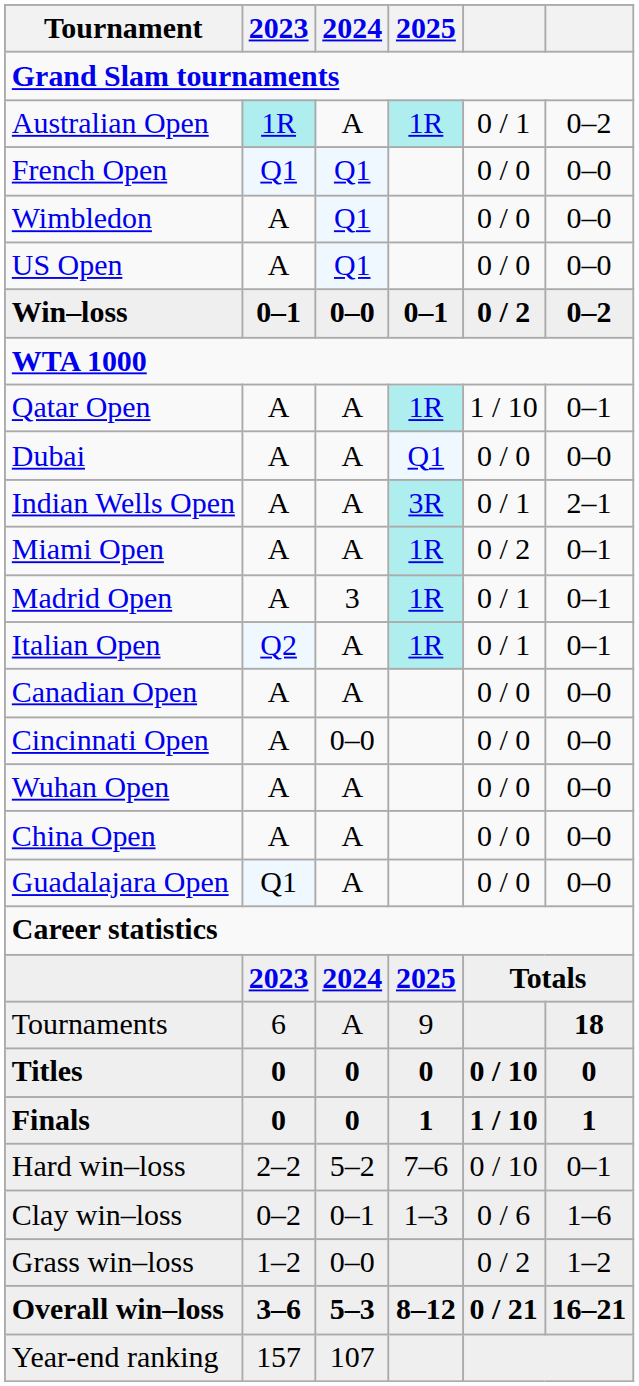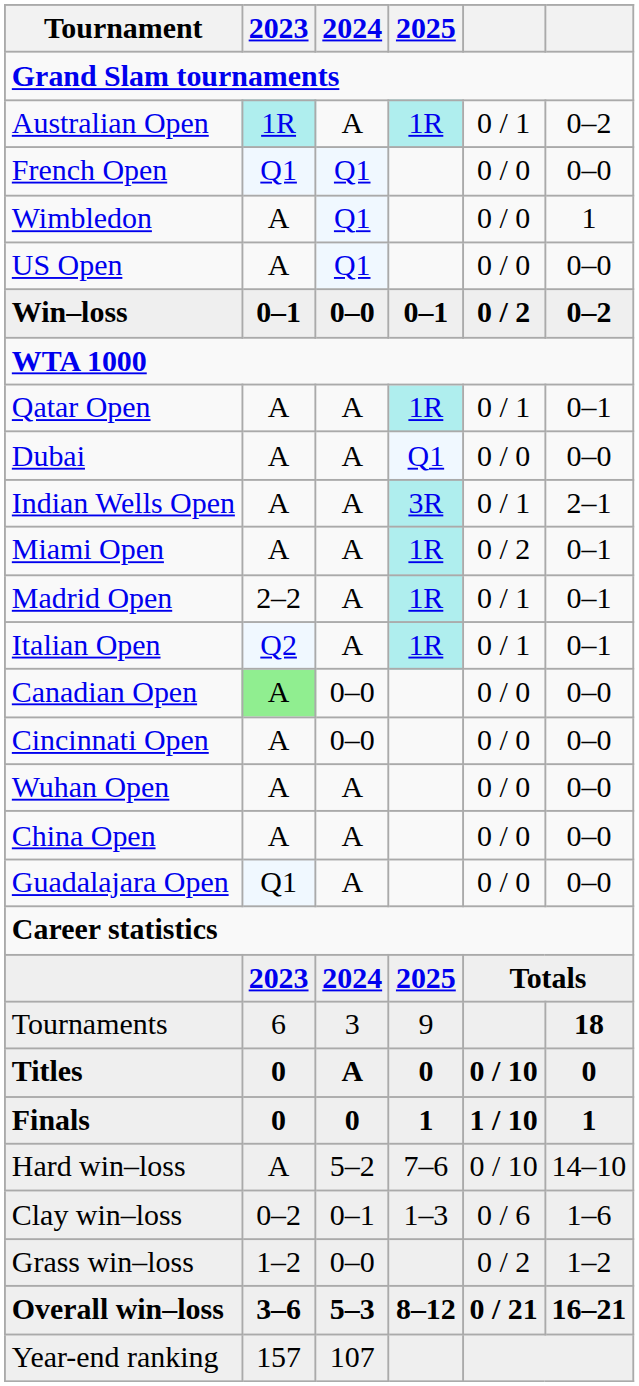(589, 218) 0–0 -> (589, 218) 1
(504, 407) 1 / 10 -> (504, 407) 0 / 1
(279, 597) A -> (279, 597) 2–2
(352, 597) 3 -> (352, 597) A
(279, 692) no background -> (279, 692) lightgreen background
(352, 692) A -> (352, 692) 0–0
(352, 1024) A -> (352, 1024) 3
(352, 1072) 0 -> (352, 1072) A
(279, 1167) 2–2 -> (279, 1167) A
(589, 1167) 0–1 -> (589, 1167) 14–10
